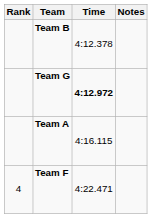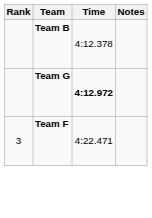- row: (52, 124)
(18, 189) 4 -> (18, 141) 3
